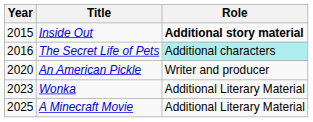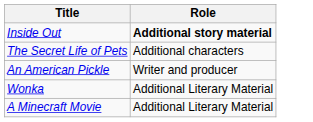- column: (20, 13)
(220, 51) paleturquoise background -> (188, 51) no background
